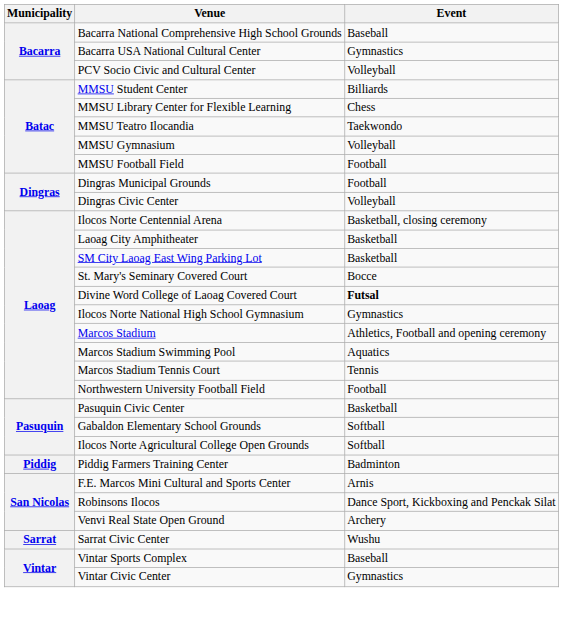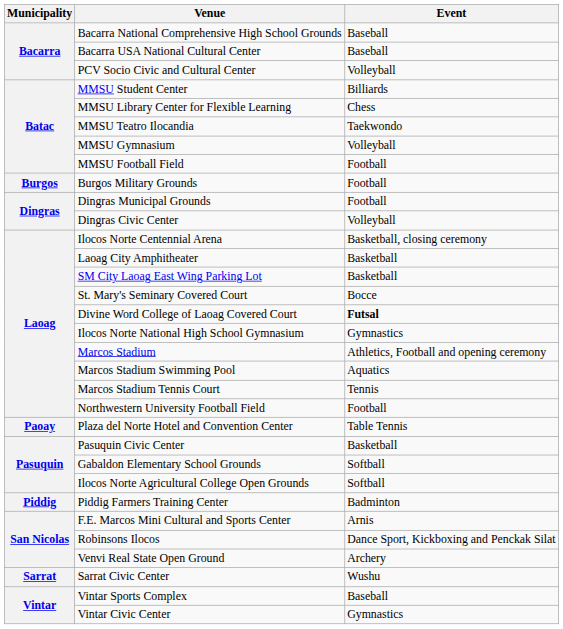(375, 51) Gymnastics -> (368, 51) Baseball
+ row: (137, 182)
+ row: (185, 426)
